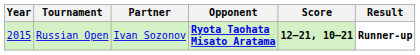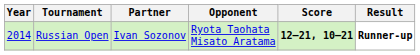(19, 35) 2015 -> (19, 35) 2014
(233, 35) bold -> (233, 35) normal
